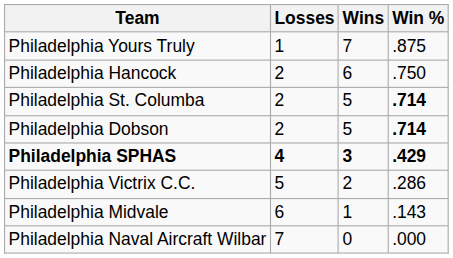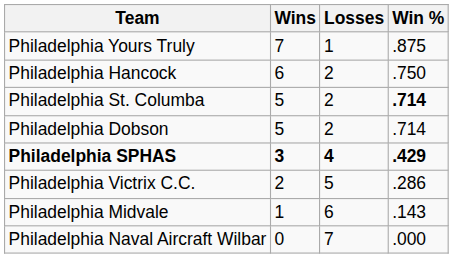columns swapped: (363, 18) <-> (304, 18)
(409, 128) bold -> (409, 128) normal
